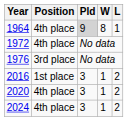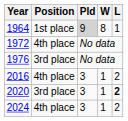(54, 28) 4th place -> (54, 28) 1st place
(54, 76) 1st place -> (54, 76) 4th place
(54, 92) 4th place -> (54, 92) 3rd place
(117, 92) normal -> (117, 92) bold
